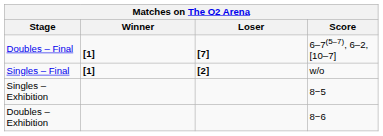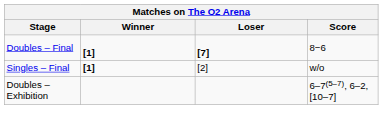(339, 49) 6–7(5–7), 6–2, [10–7] -> (318, 47) 8−6
(203, 71) bold -> (203, 68) normal
- row: (27, 91)
(318, 117) 8−6 -> (339, 90) 6–7(5–7), 6–2, [10–7]
